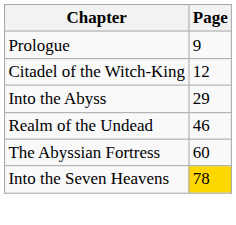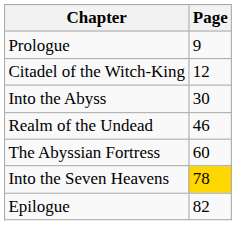(201, 98) 29 -> (201, 98) 30
+ row: (39, 206)
